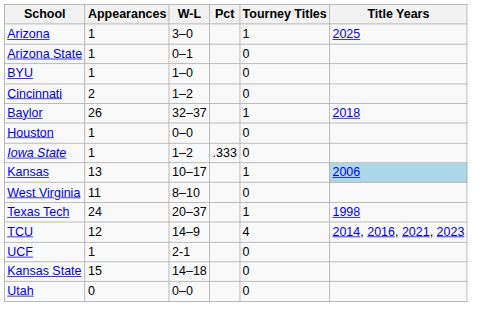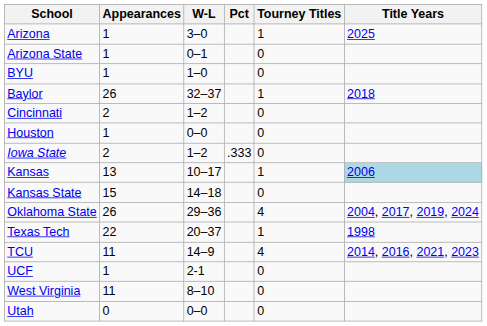rows swapped: (25, 113) <-> (35, 93)
(91, 152) 1 -> (106, 152) 2
rows swapped: (44, 271) <-> (44, 192)
+ row: (52, 212)
(95, 212) 24 -> (109, 232) 22
(95, 232) 12 -> (109, 251) 11
